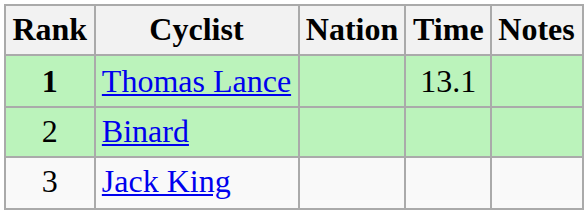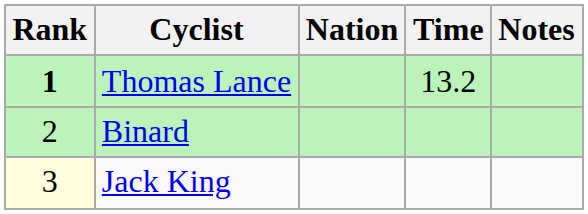(448, 80) 13.1 -> (448, 80) 13.2
(50, 182) no background -> (50, 182) lightyellow background
